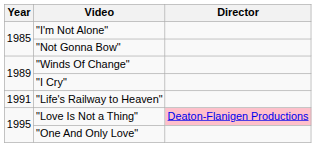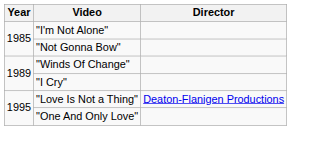- row: (99, 99)
(238, 116) pink background -> (214, 99) no background
